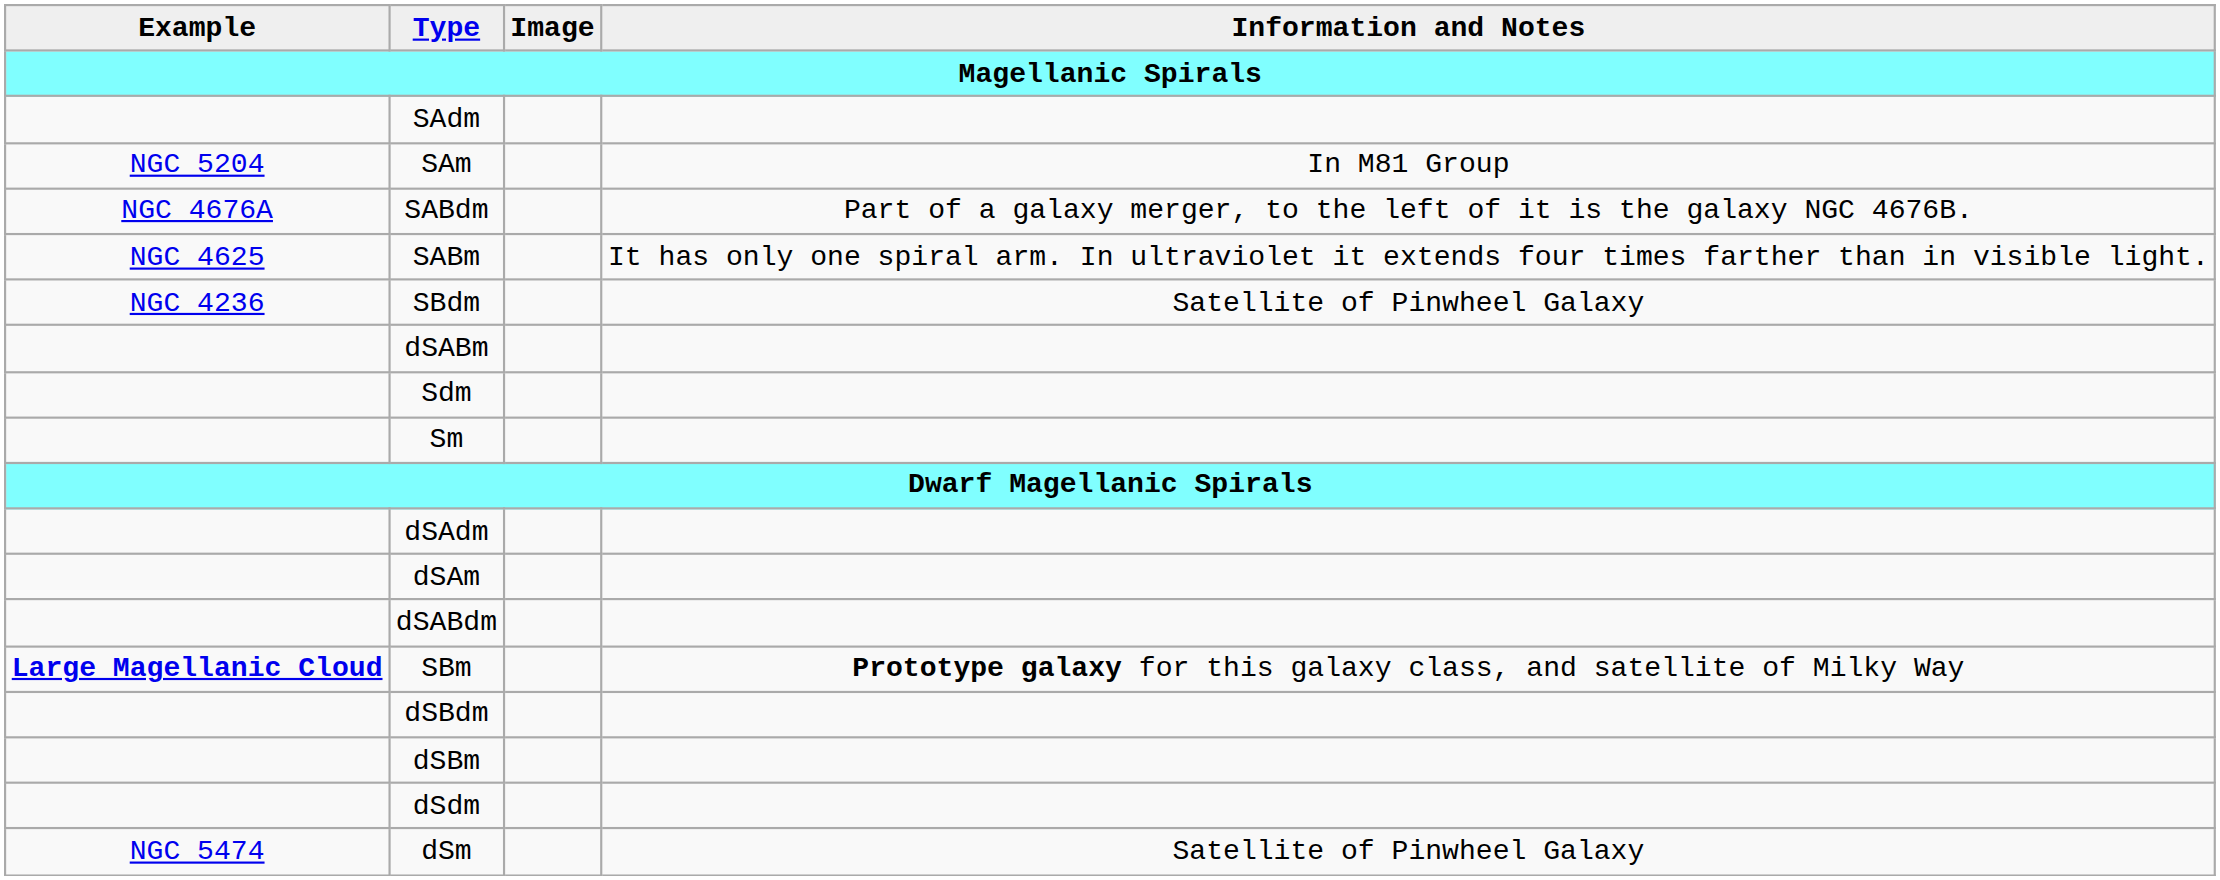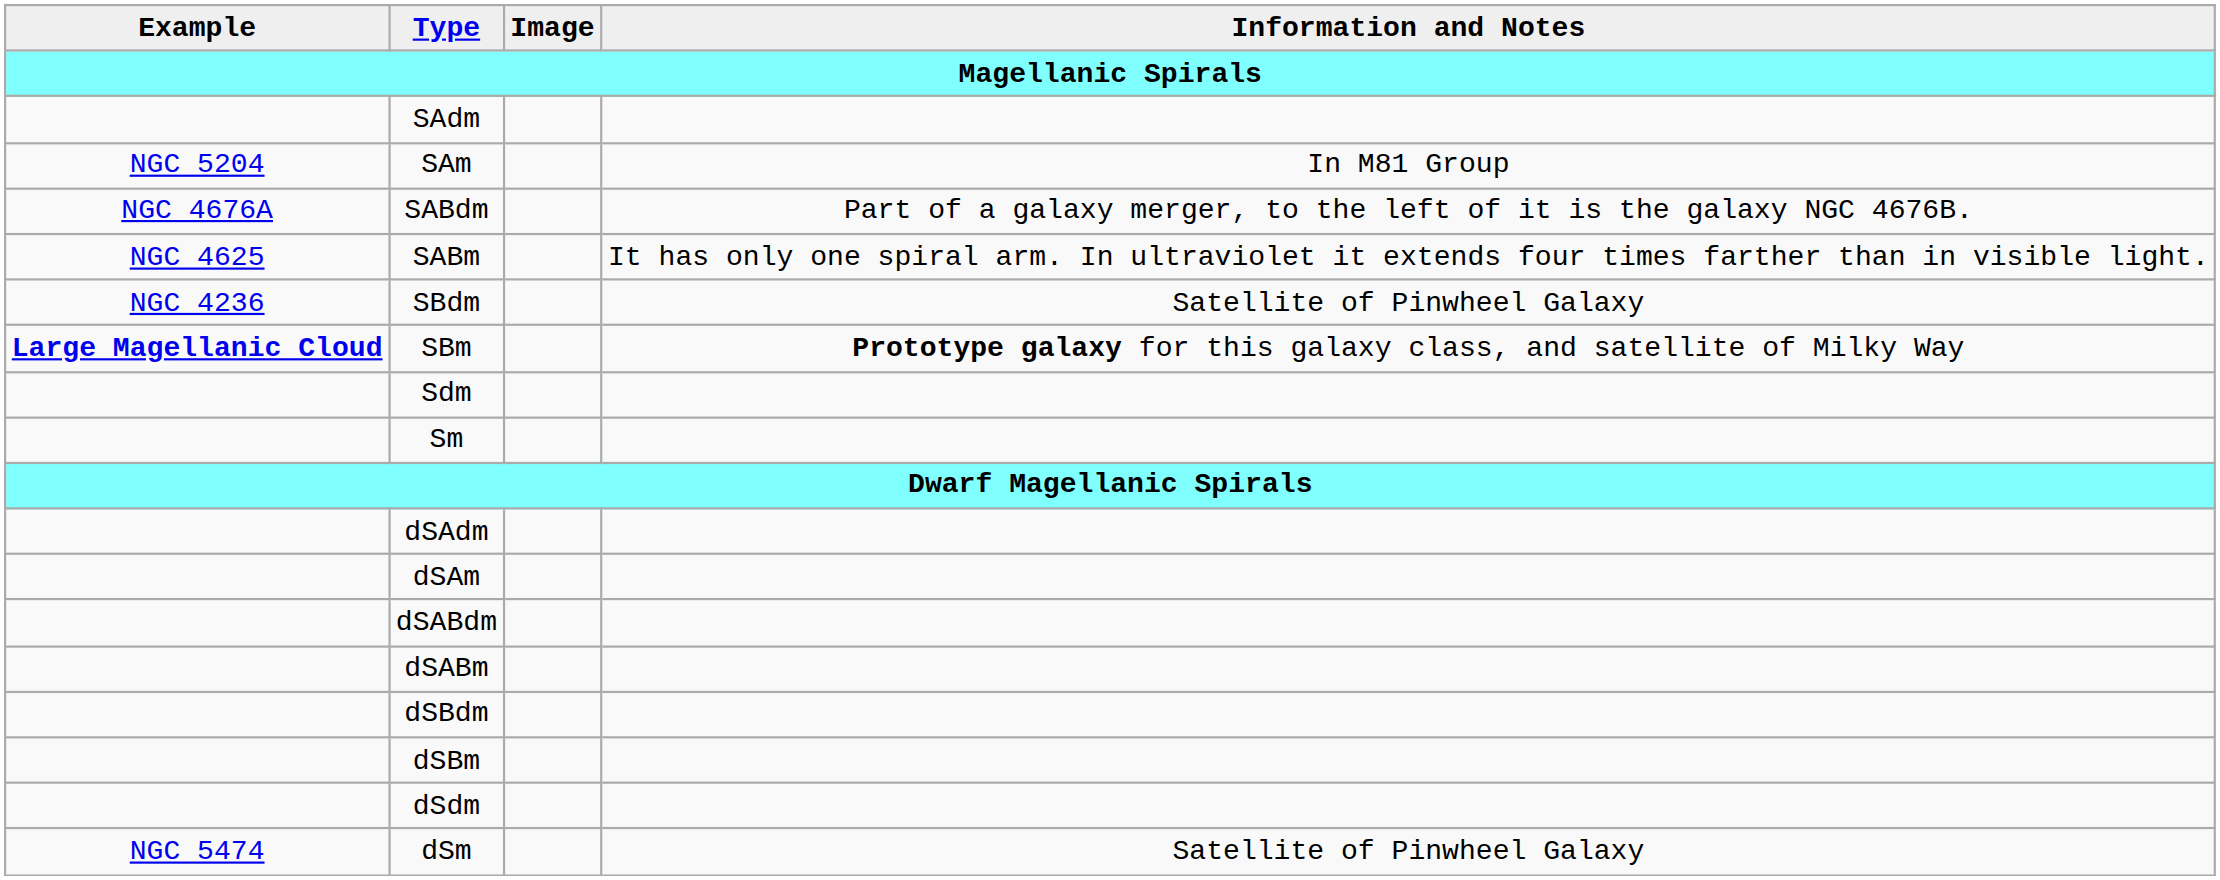rows swapped: (446, 669) <-> (446, 348)
